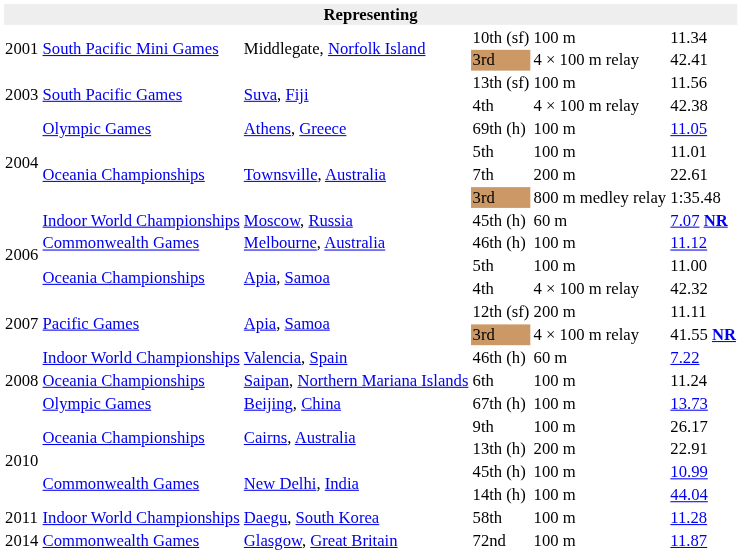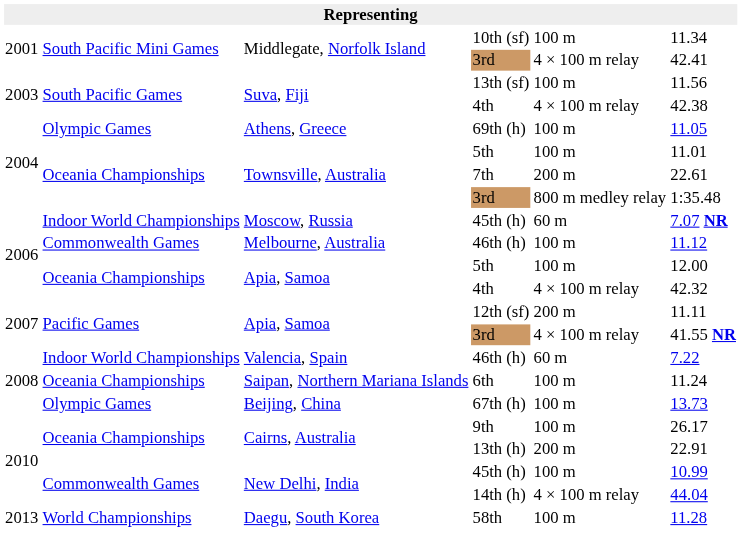(689, 266) 11.00 -> (689, 266) 12.00
(555, 494) 100 m -> (586, 494) 4 × 100 m relay
(21, 517) 2011 -> (22, 517) 2013
(141, 517) Indoor World Championships -> (117, 517) World Championships
- row: (321, 540)
